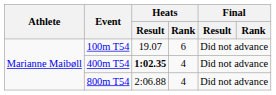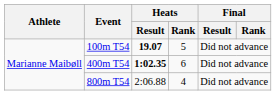(150, 47) normal -> (150, 47) bold
(183, 47) 6 -> (183, 47) 5
(183, 64) 4 -> (183, 64) 6
